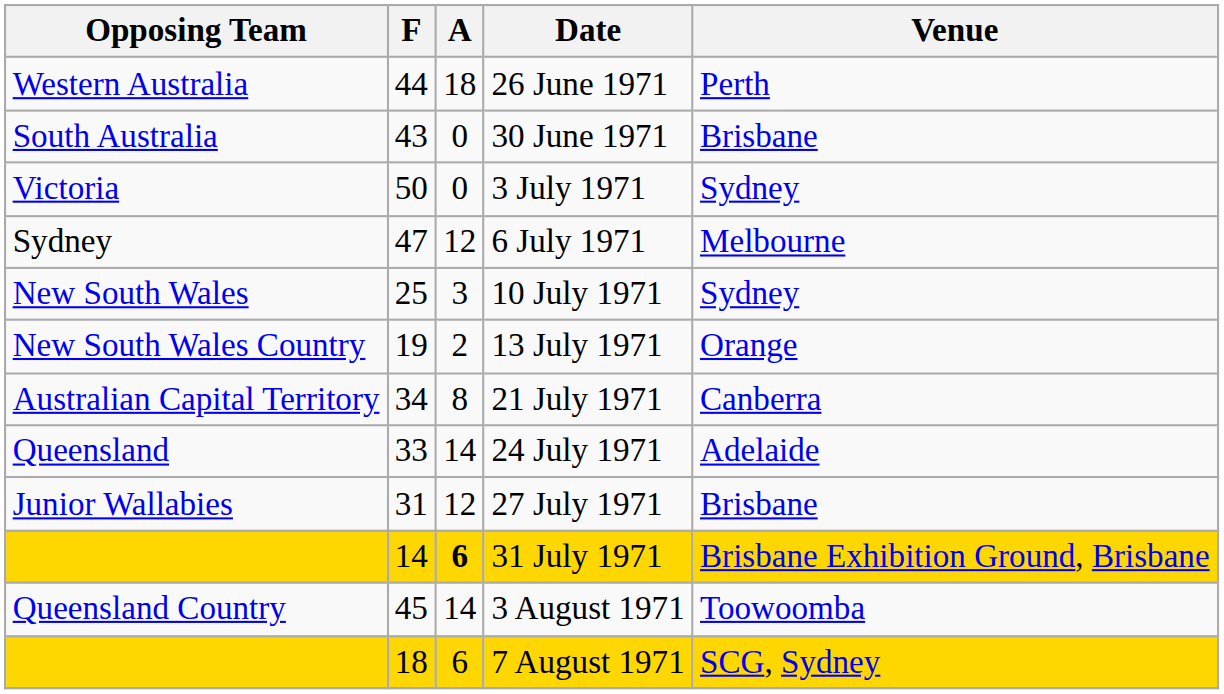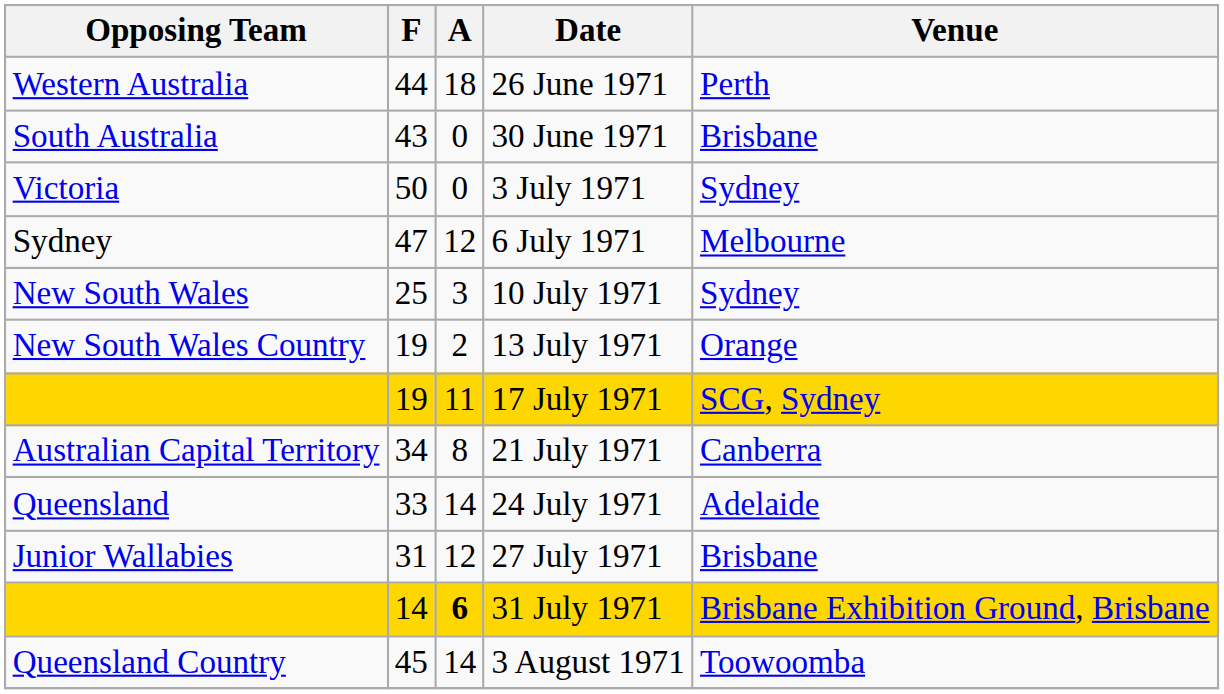+ row: (577, 398)
- row: (588, 661)
